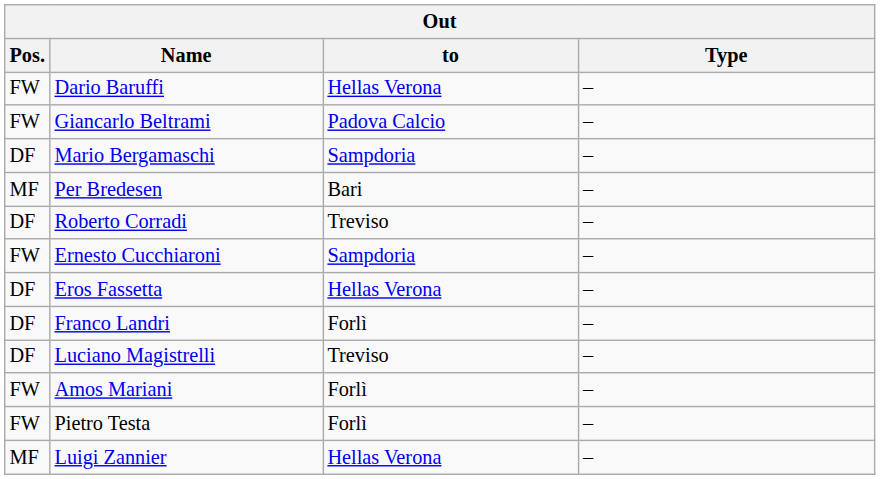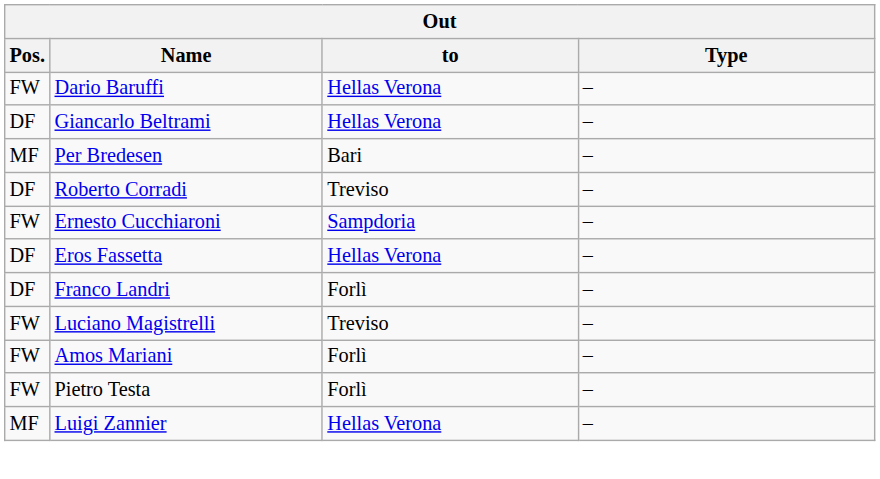(25, 122) FW -> (22, 122) DF
(386, 122) Padova Calcio -> (384, 122) Hellas Verona
- row: (135, 155)
(22, 356) DF -> (25, 323) FW
